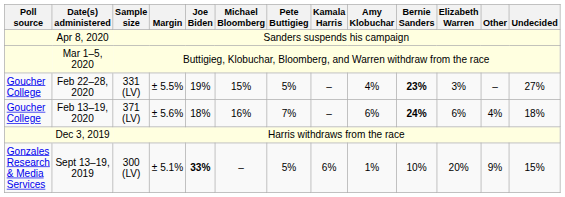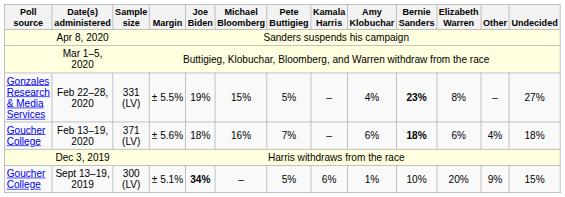(26, 87) Goucher College -> (28, 98) Gonzales Research & Media Services
(459, 87) 3% -> (459, 98) 8%
(417, 114) 24% -> (417, 136) 18%
(28, 168) Gonzales Research & Media Services -> (26, 179) Goucher College
(200, 168) 33% -> (200, 179) 34%
